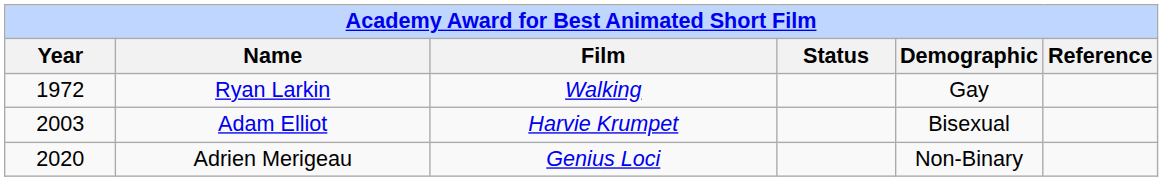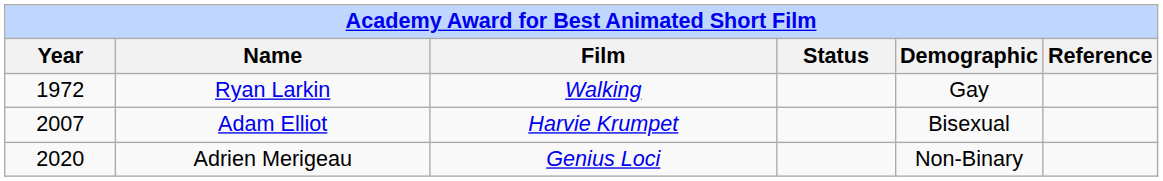(60, 124) 2003 -> (60, 124) 2007
